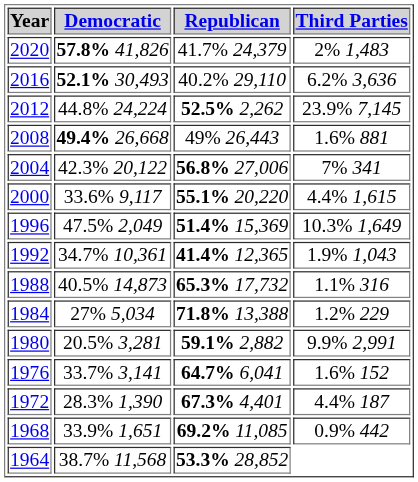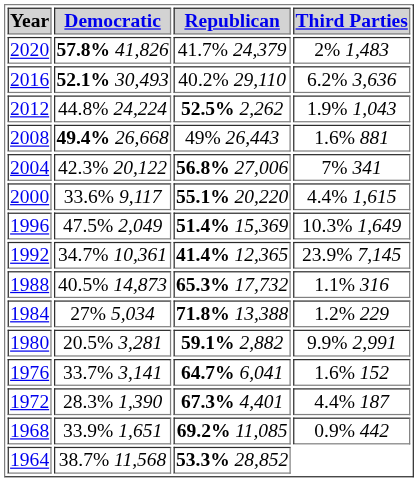(352, 108) 23.9% 7,145 -> (352, 108) 1.9% 1,043
(352, 255) 1.9% 1,043 -> (352, 255) 23.9% 7,145
